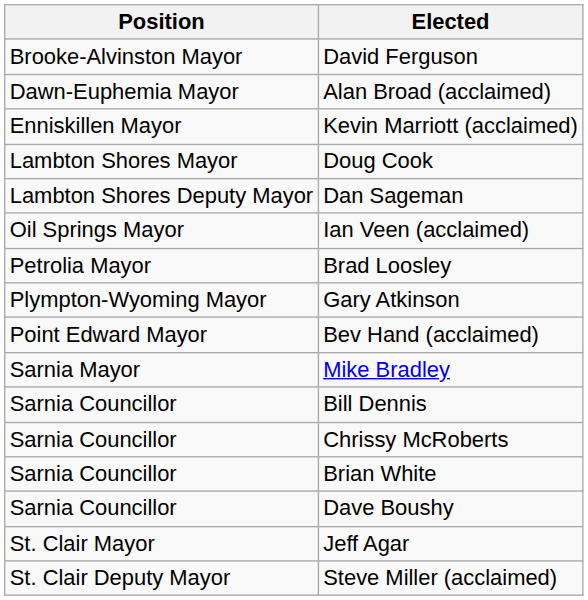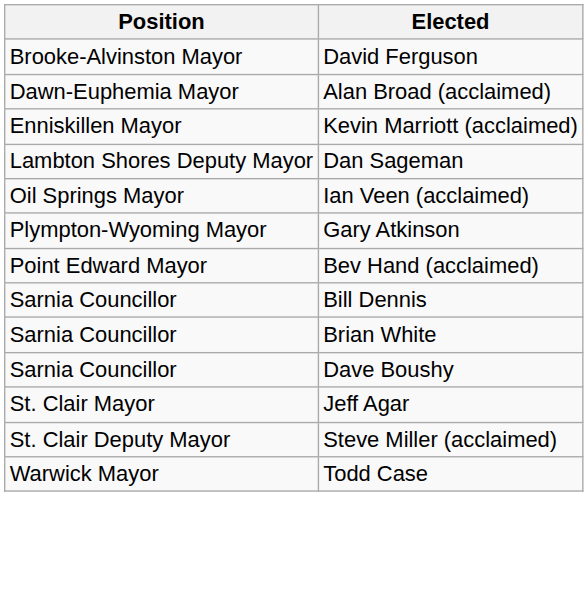- row: (378, 160)
- row: (387, 265)
- row: (387, 369)
- row: (416, 439)
+ row: (376, 473)
